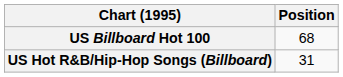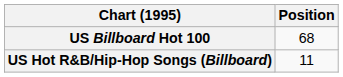(307, 60) 31 -> (307, 60) 11
